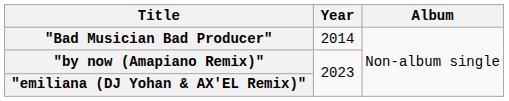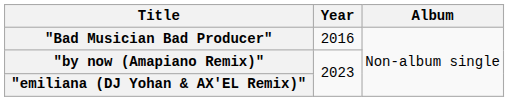(337, 39) 2014 -> (337, 39) 2016
